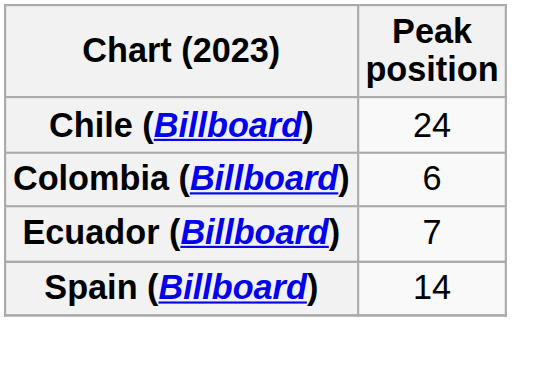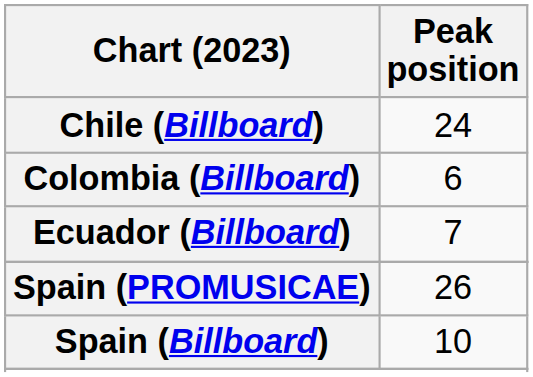+ row: (192, 287)
(432, 287) 14 -> (453, 341) 10
